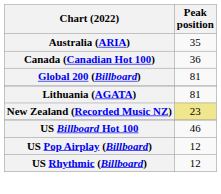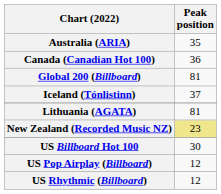+ row: (89, 94)
(195, 128) 46 -> (195, 146) 30
